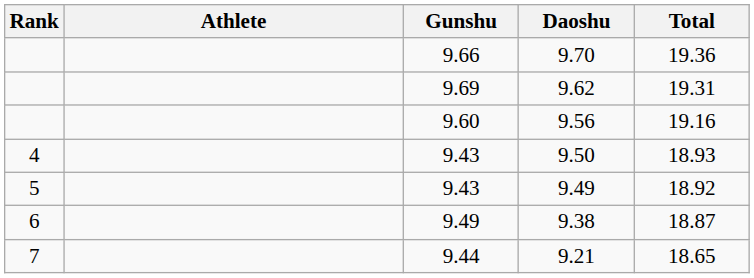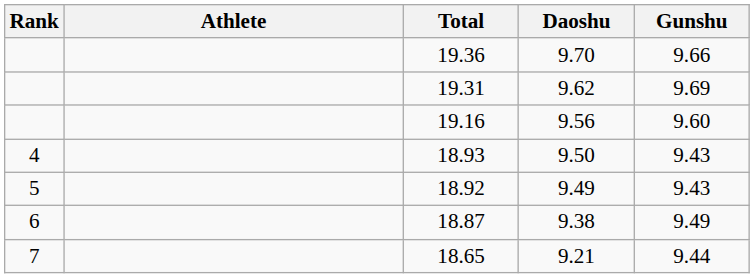columns swapped: (461, 21) <-> (692, 21)
